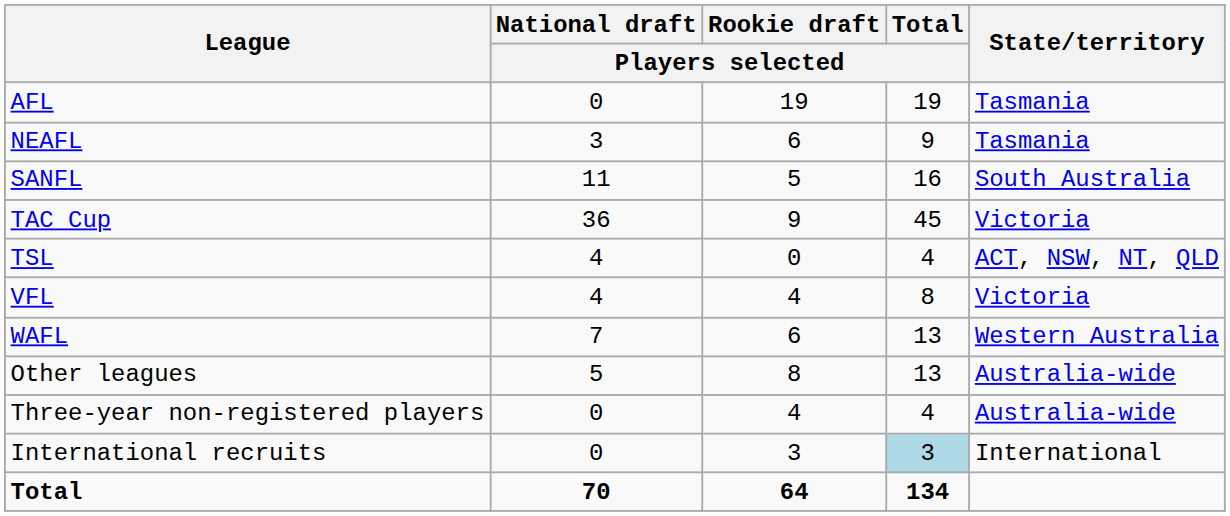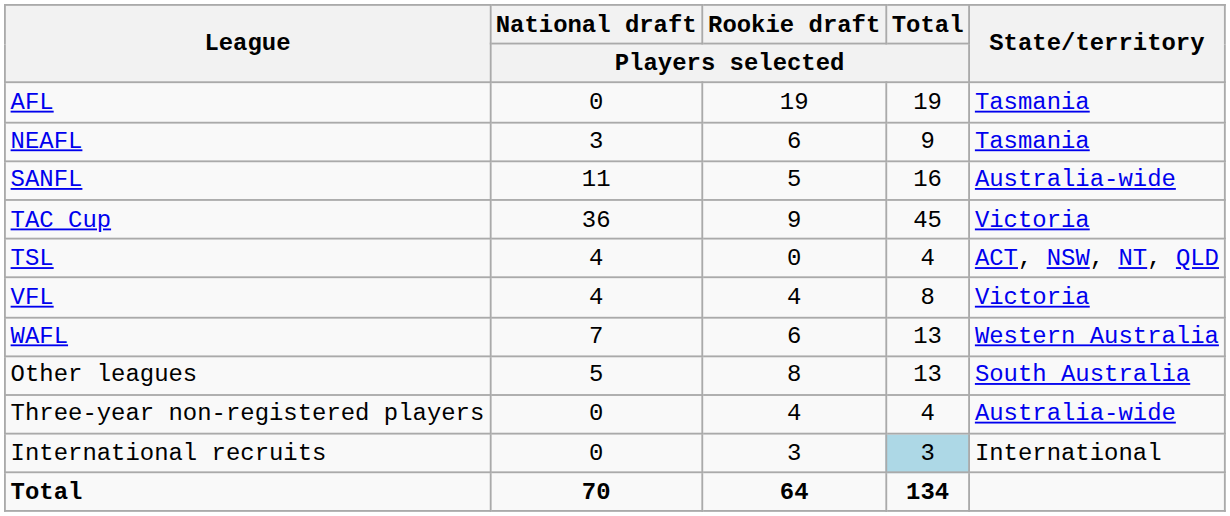(1083, 180) South Australia -> (1075, 180) Australia-wide
(1075, 375) Australia-wide -> (1083, 375) South Australia
